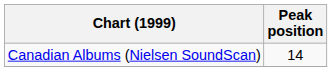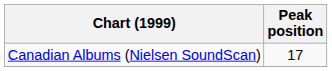(295, 54) 14 -> (295, 54) 17
